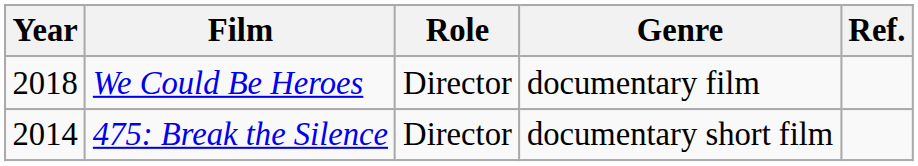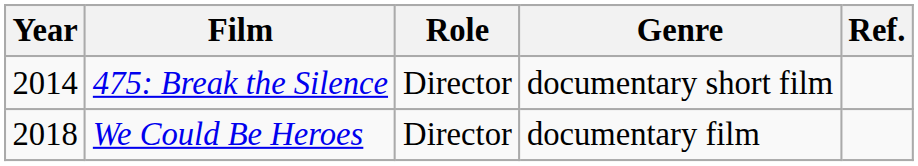rows swapped: (240, 133) <-> (228, 82)
